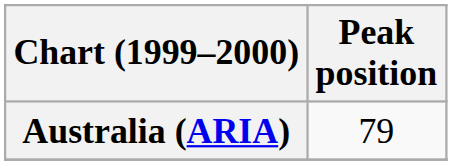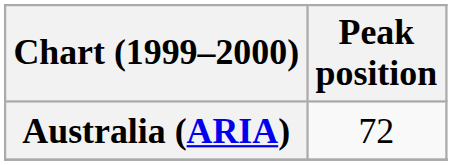(376, 130) 79 -> (376, 130) 72
